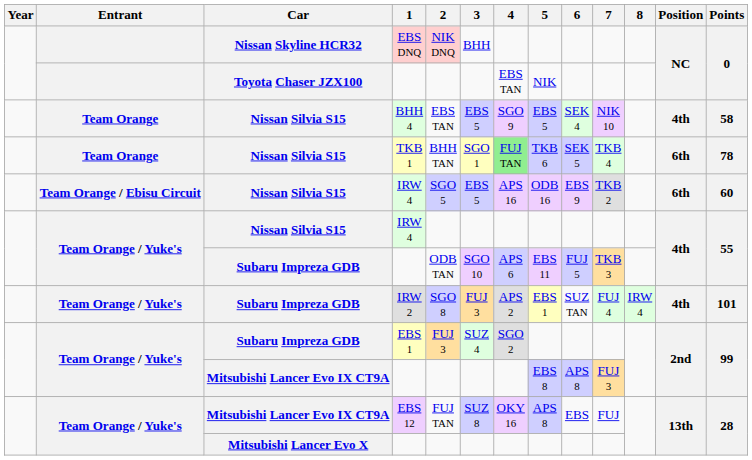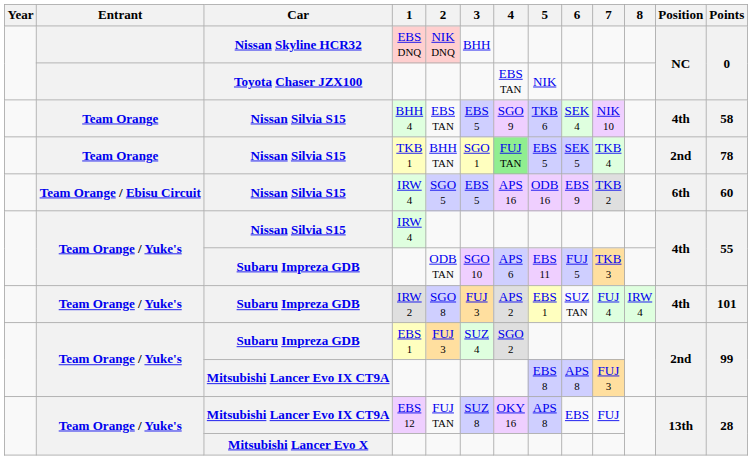(545, 118) EBS 5 -> (545, 118) TKB 6
(545, 155) TKB 6 -> (545, 155) EBS 5
(681, 155) 6th -> (681, 155) 2nd
